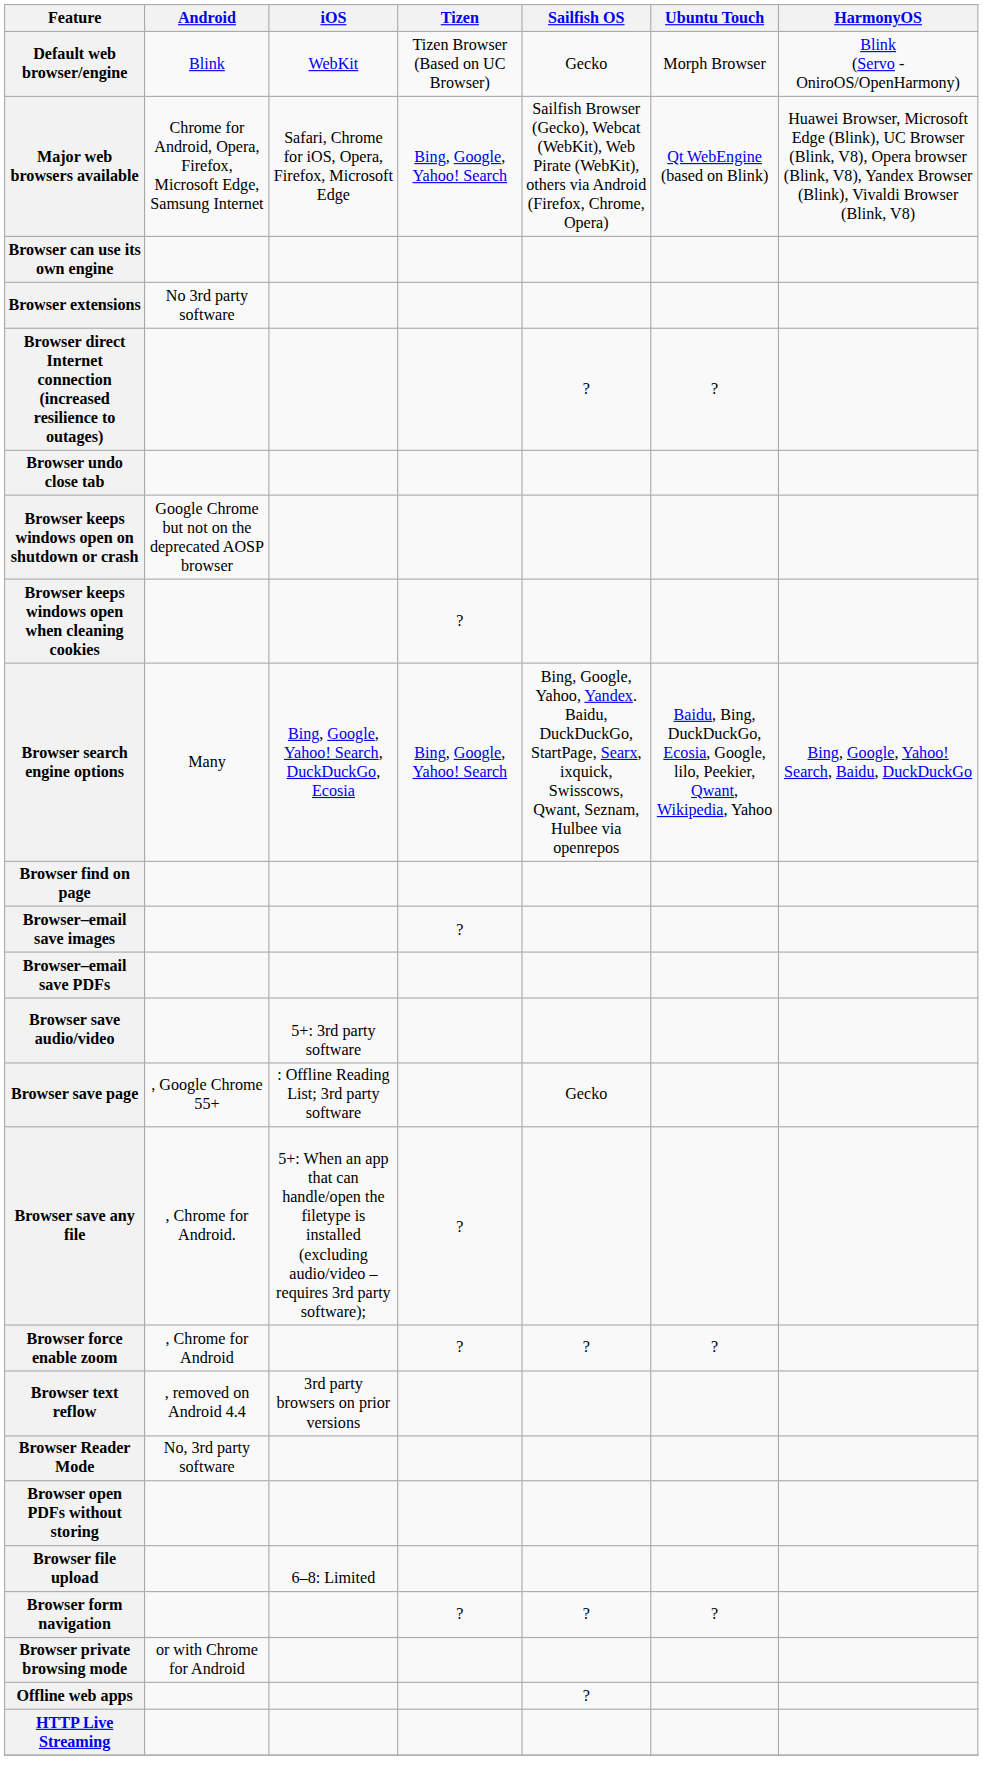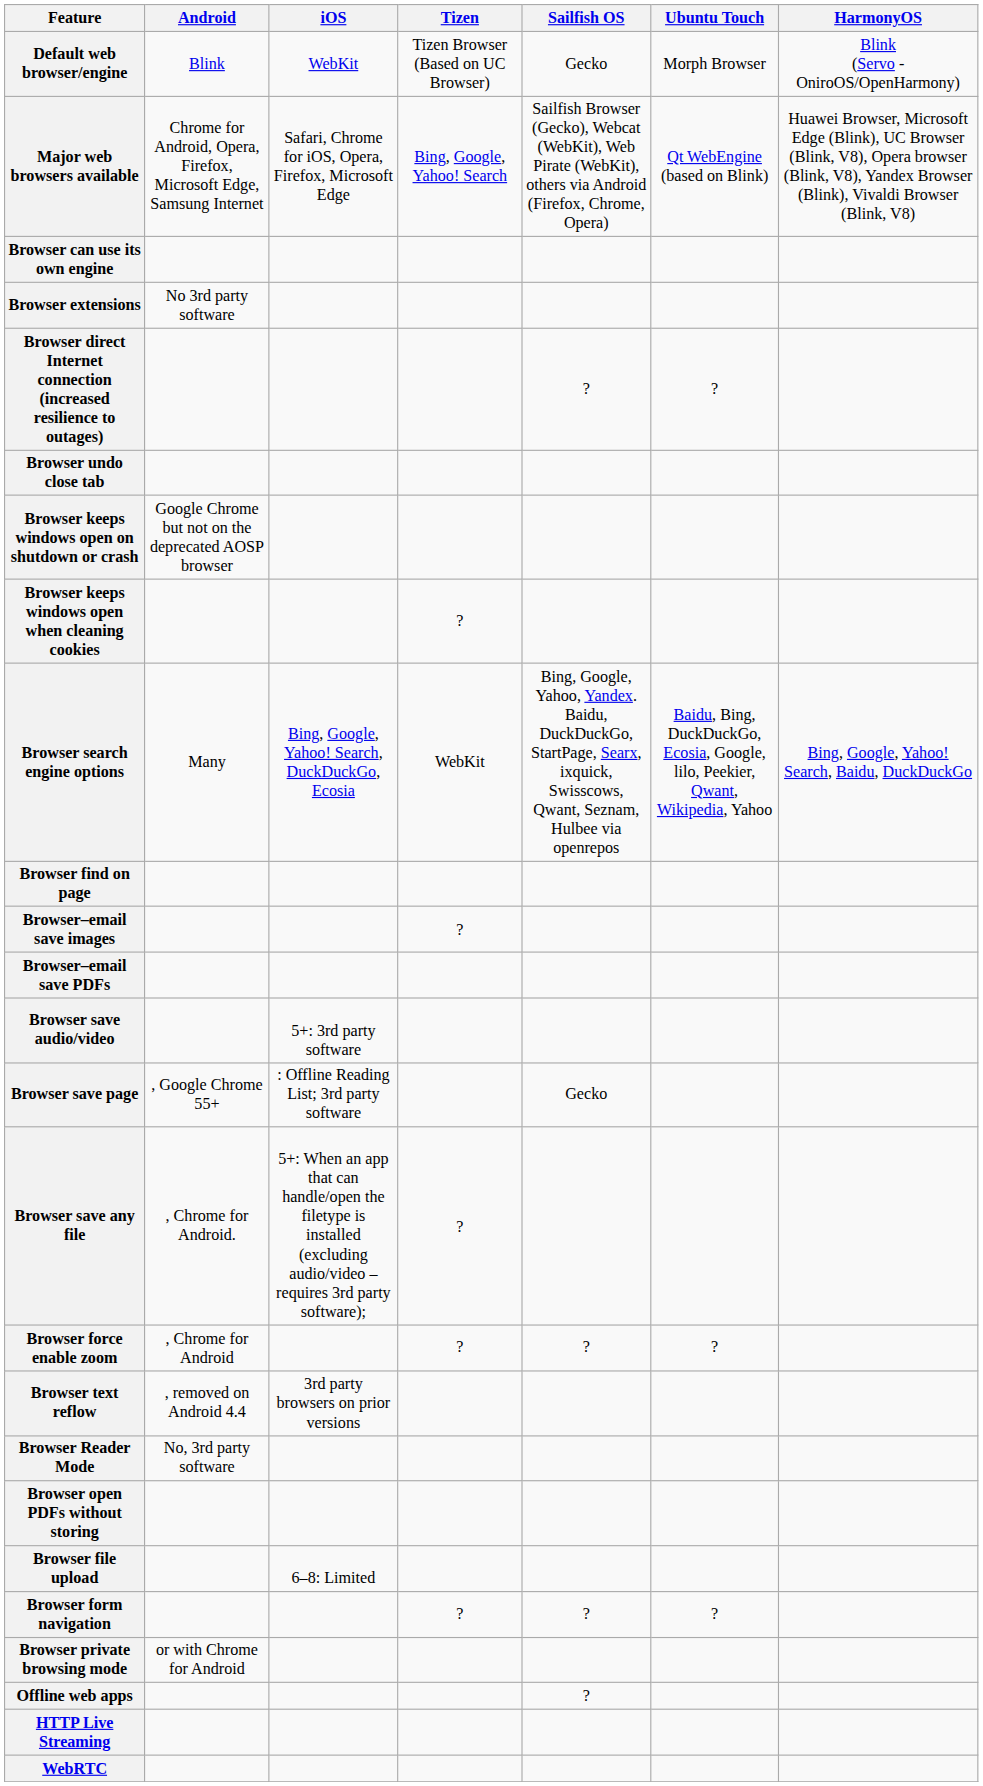(460, 762) Bing, Google, Yahoo! Search -> (460, 762) WebKit
+ row: (75, 1768)
